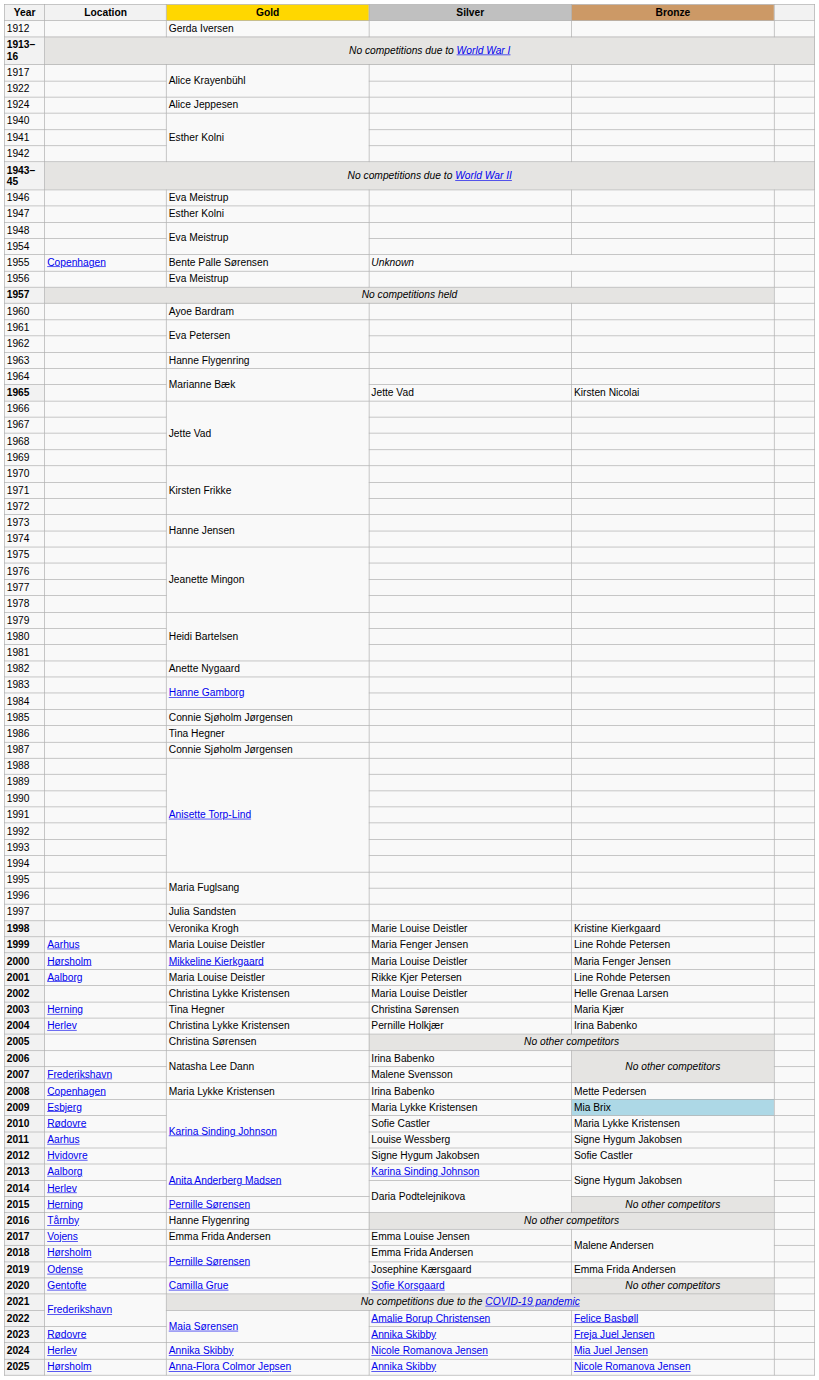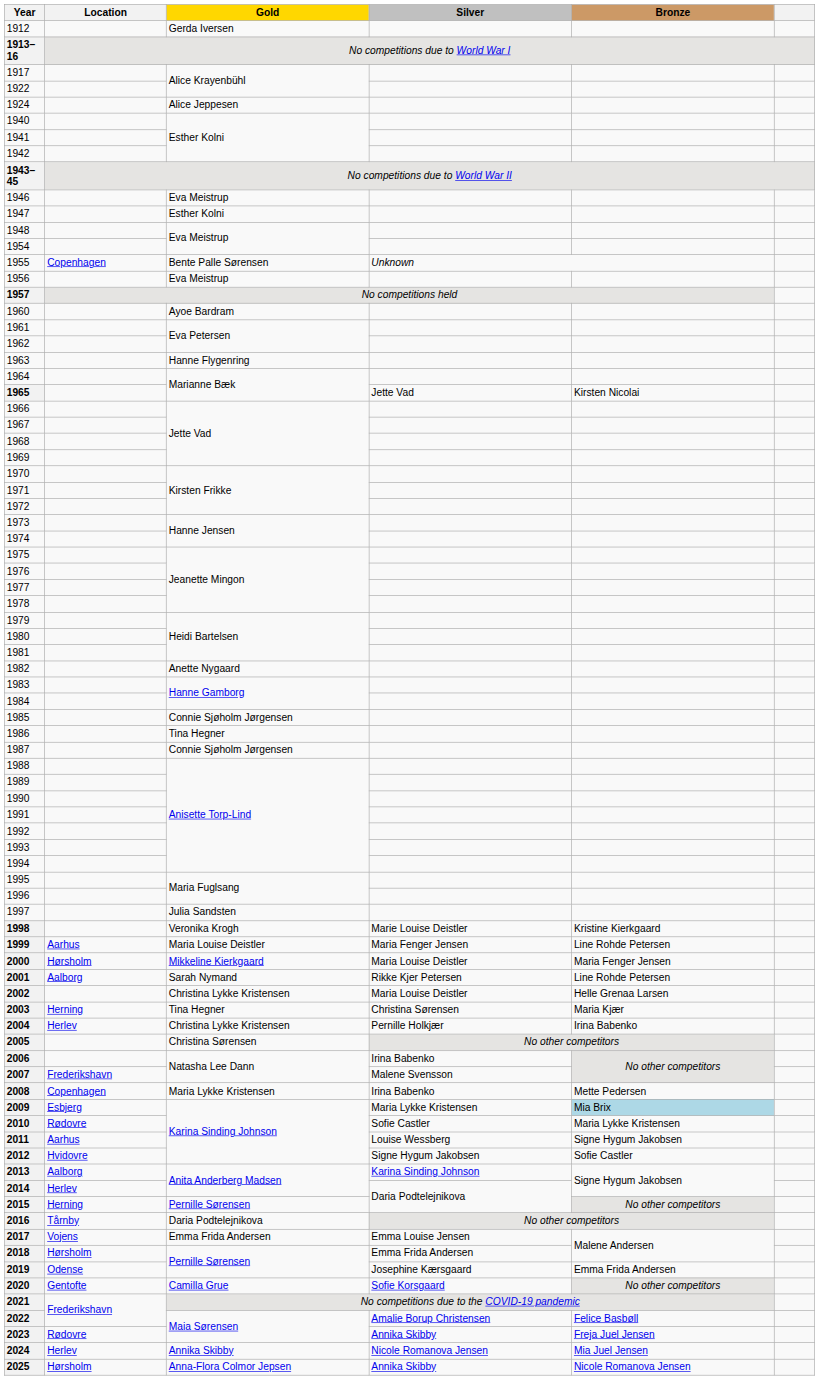(217, 977) Maria Louise Deistler -> (203, 977) Sarah Nymand
(209, 1221) Hanne Flygenring -> (216, 1221) Daria Podtelejnikova
